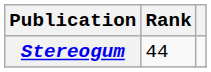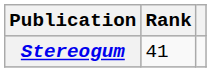(157, 52) 44 -> (157, 52) 41
